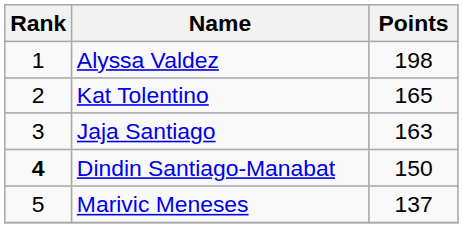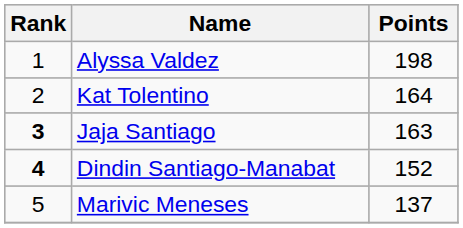(414, 96) 165 -> (414, 96) 164
(38, 132) normal -> (38, 132) bold
(414, 168) 150 -> (414, 168) 152
